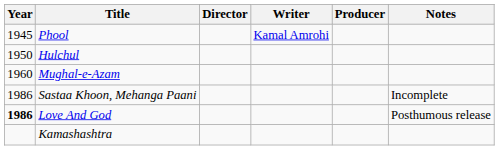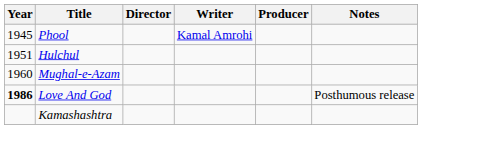(20, 54) 1950 -> (20, 54) 1951
- row: (117, 94)
